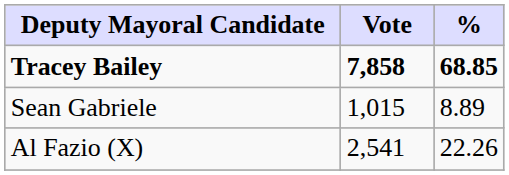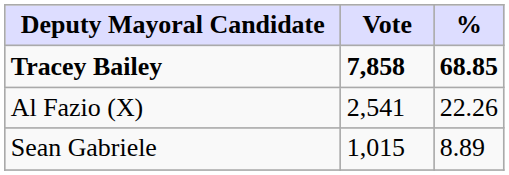rows swapped: (77, 148) <-> (84, 107)
